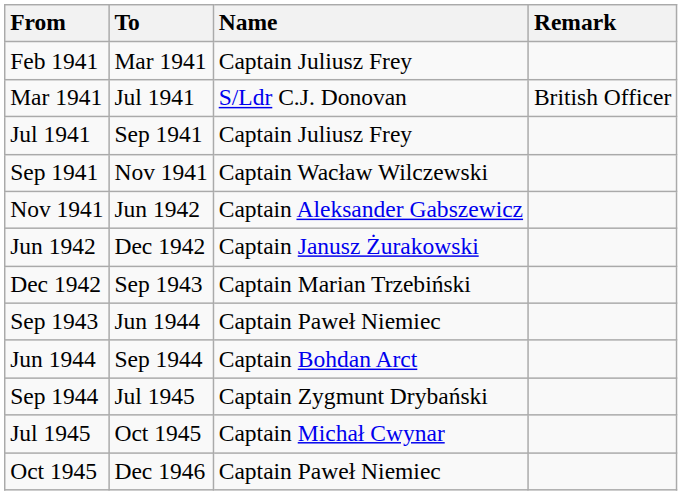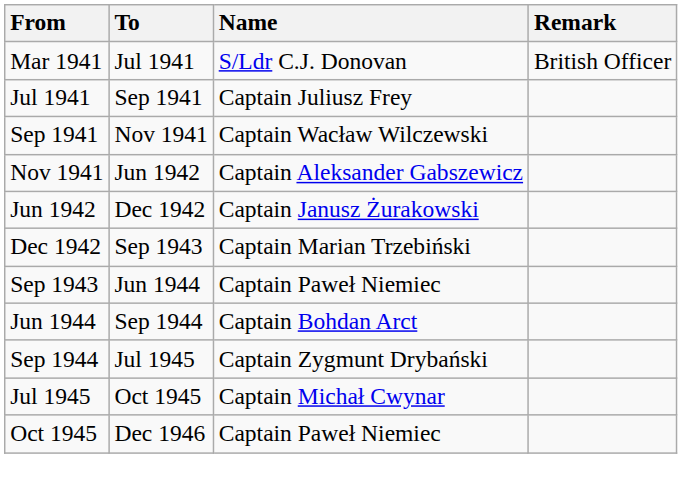- row: (54, 60)
